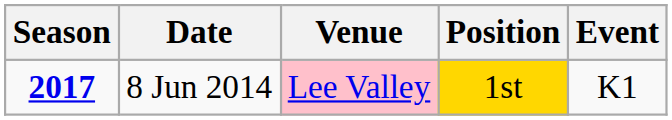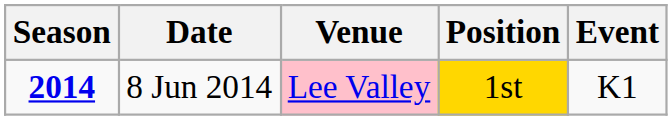(62, 87) 2017 -> (62, 87) 2014
